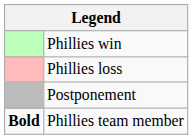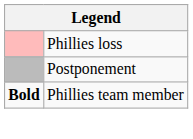- row: (84, 43)
